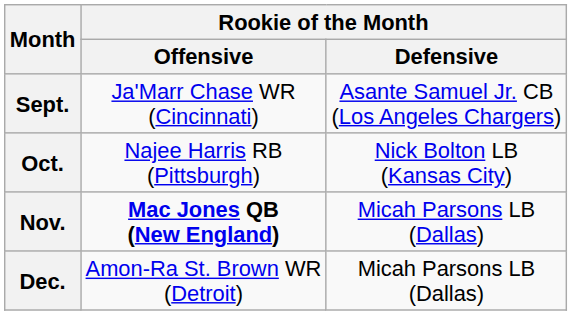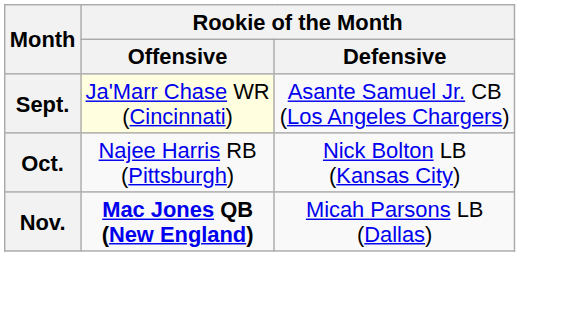(203, 104) no background -> (178, 104) lightyellow background
- row: (43, 281)
